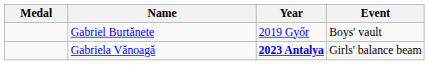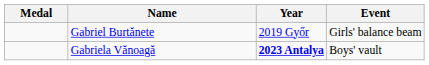(356, 32) Boys' vault -> (375, 32) Girls' balance beam
(375, 50) Girls' balance beam -> (356, 50) Boys' vault
